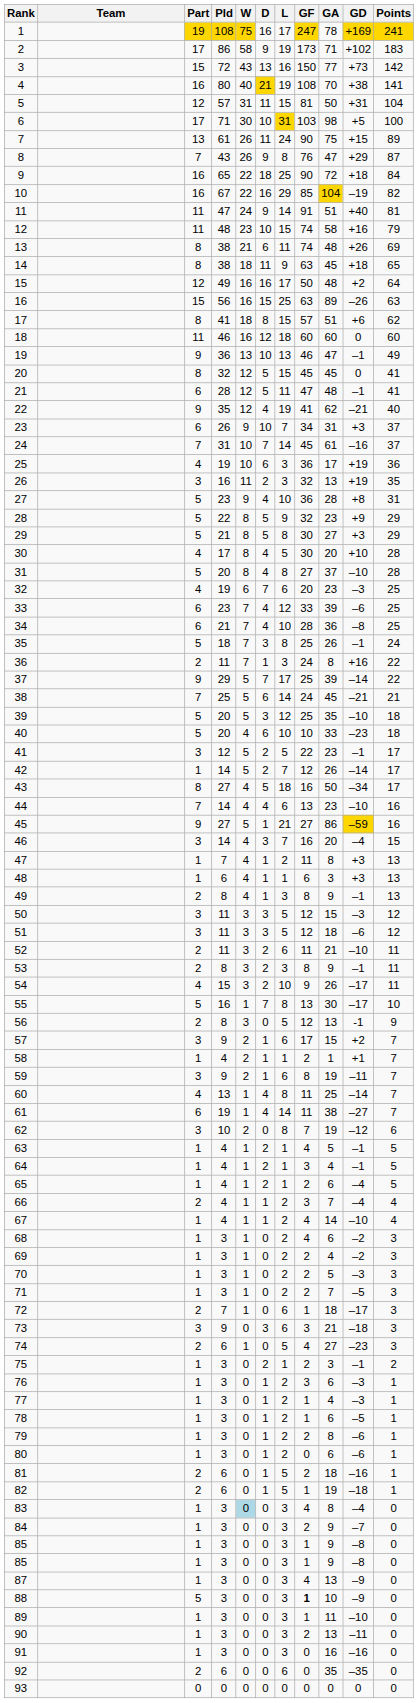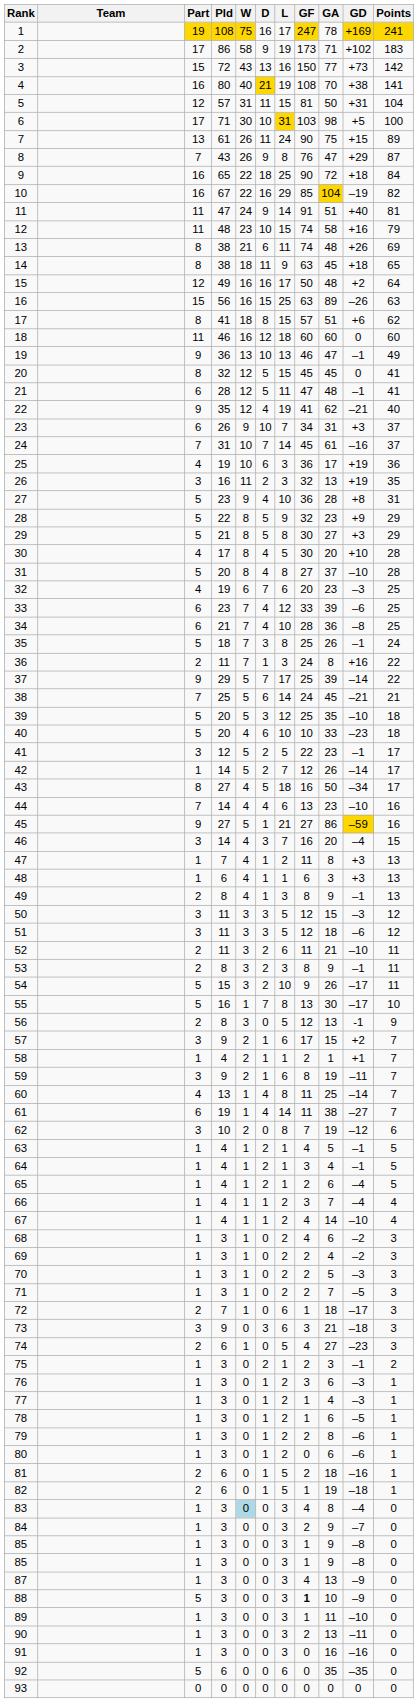(198, 986) 4 -> (198, 986) 5
(198, 1202) 2 -> (198, 1202) 1
(198, 1671) 2 -> (198, 1671) 5
